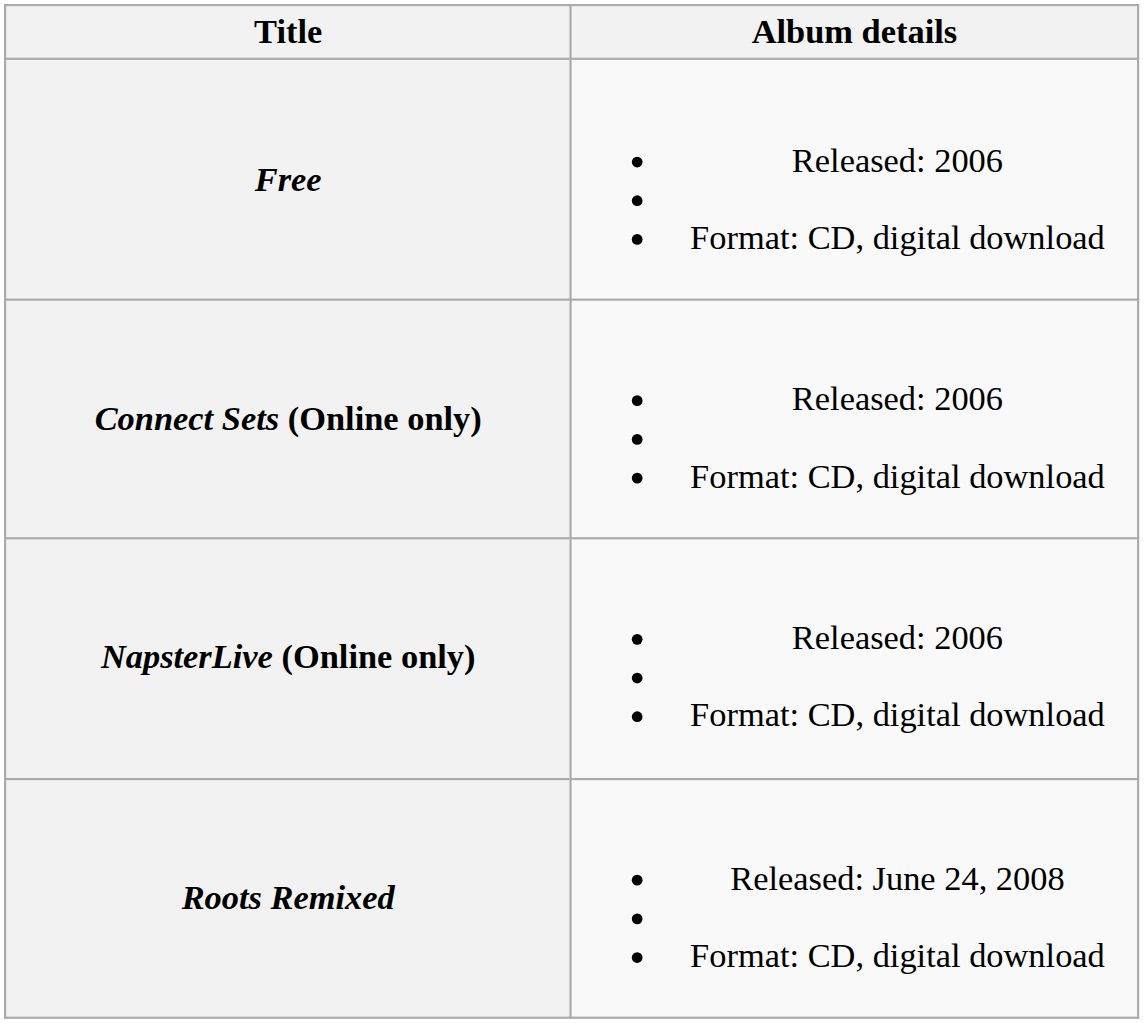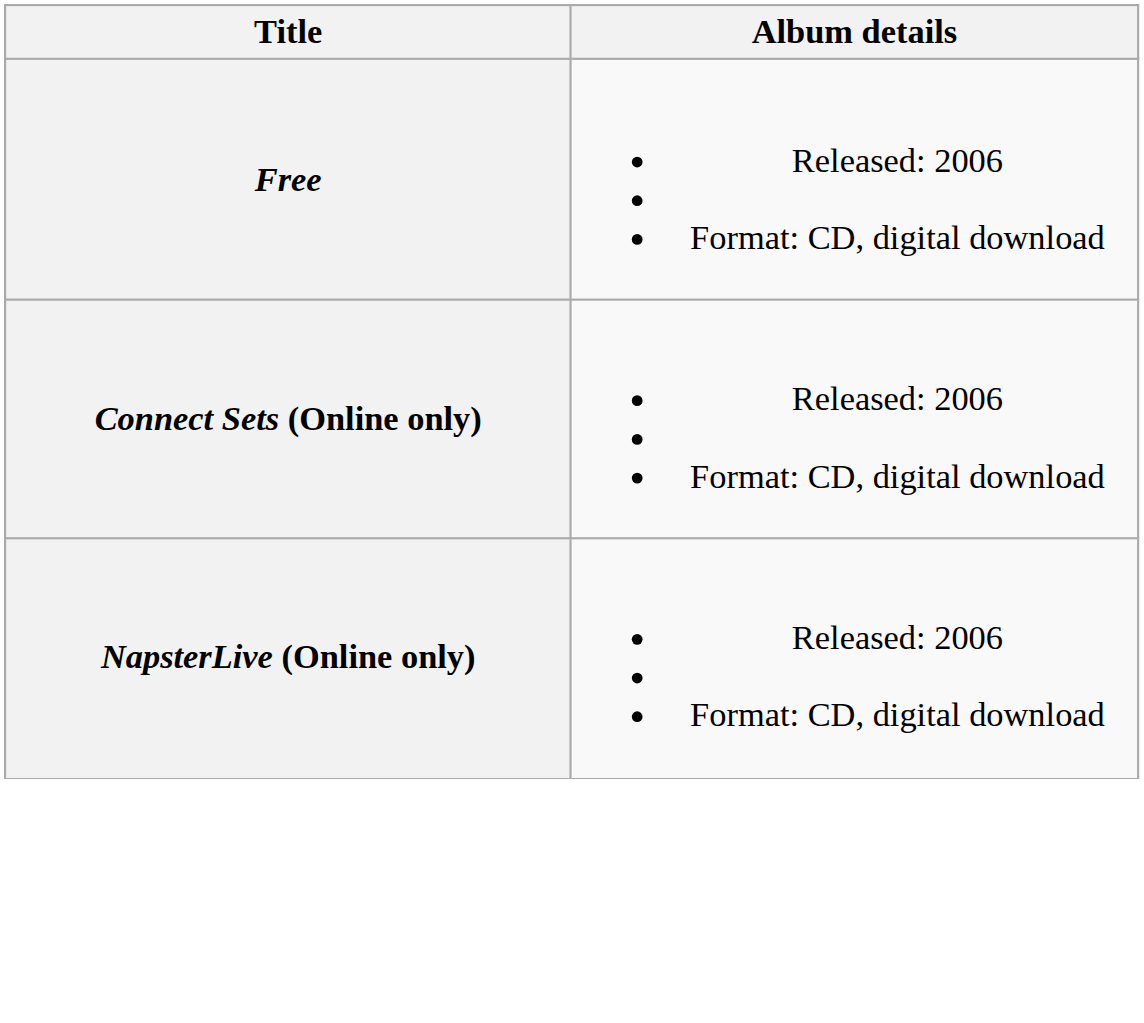- row: (288, 897)
